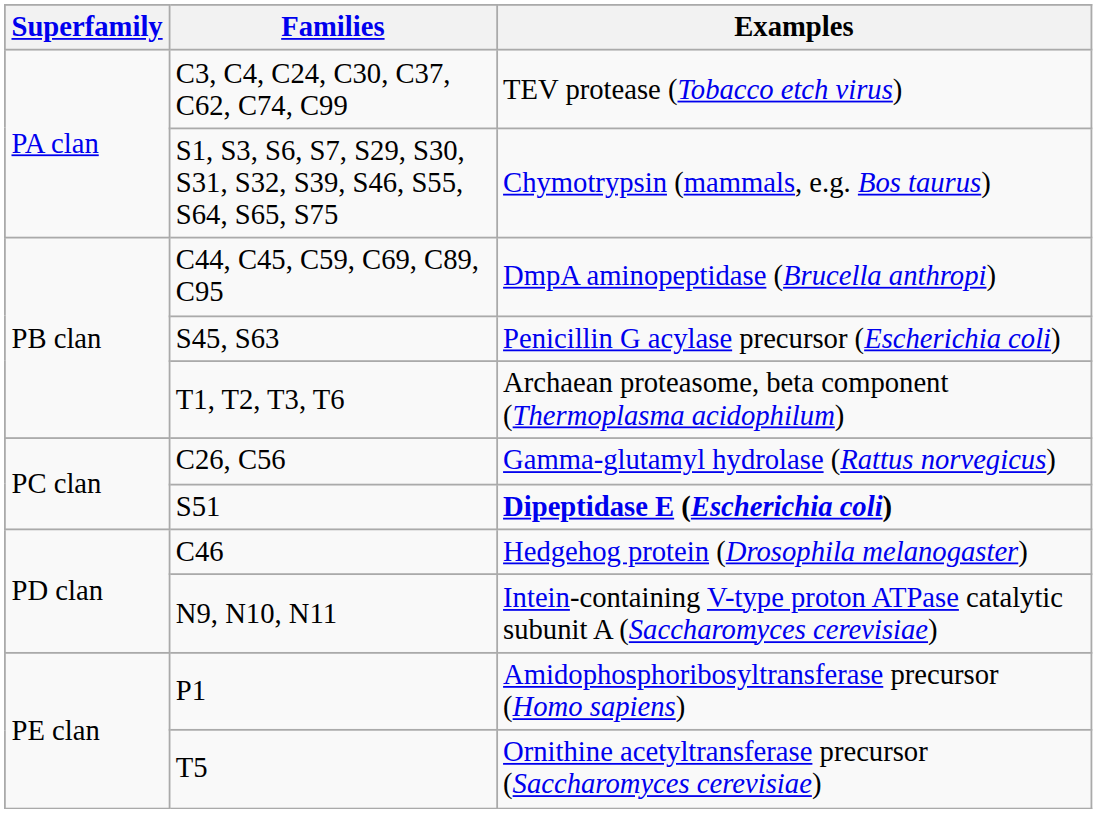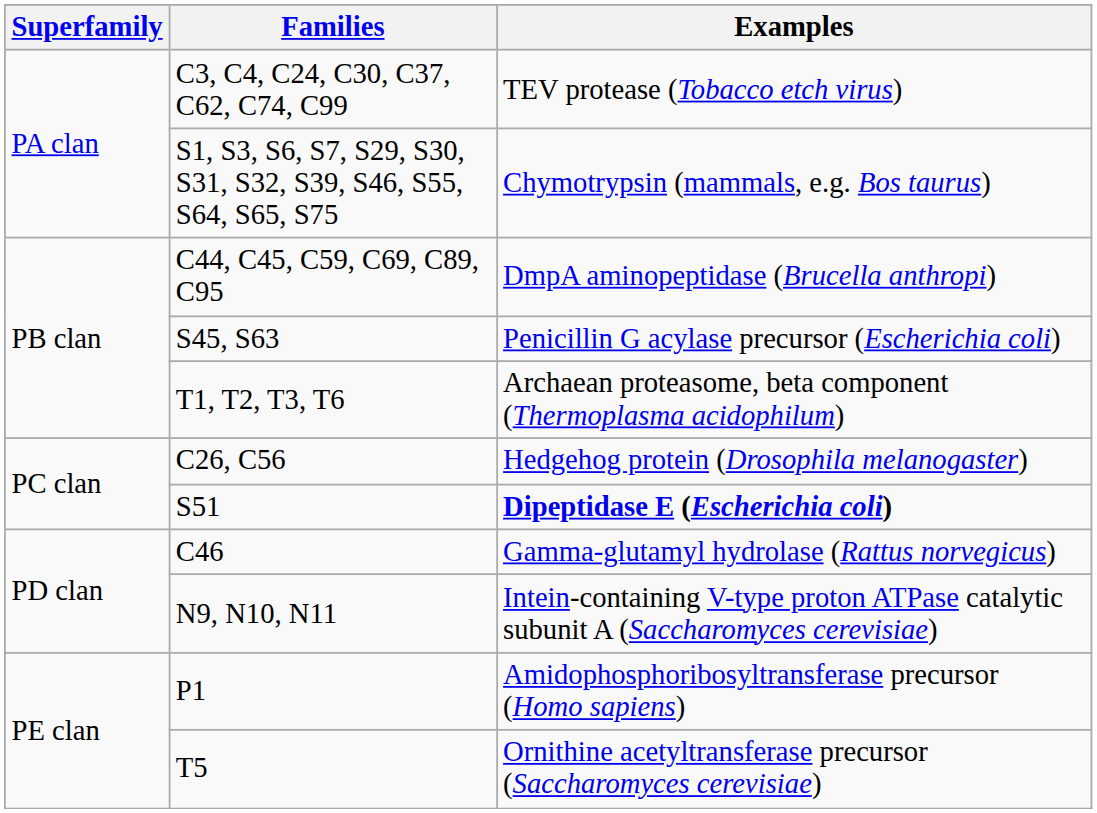(779, 460) Gamma-glutamyl hydrolase (Rattus norvegicus) -> (765, 460) Hedgehog protein (Drosophila melanogaster)
(765, 551) Hedgehog protein (Drosophila melanogaster) -> (779, 551) Gamma-glutamyl hydrolase (Rattus norvegicus)
